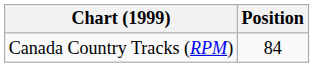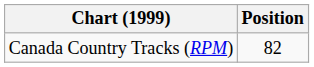(273, 47) 84 -> (273, 47) 82
